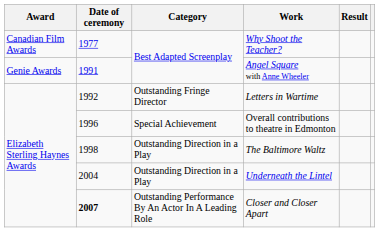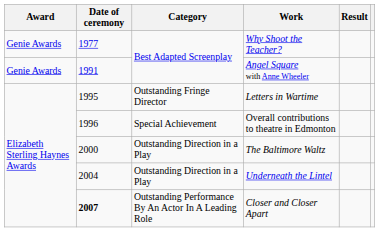(35, 44) Canadian Film Awards -> (34, 44) Genie Awards
(88, 97) 1992 -> (88, 97) 1995
(88, 150) 1998 -> (88, 150) 2000
